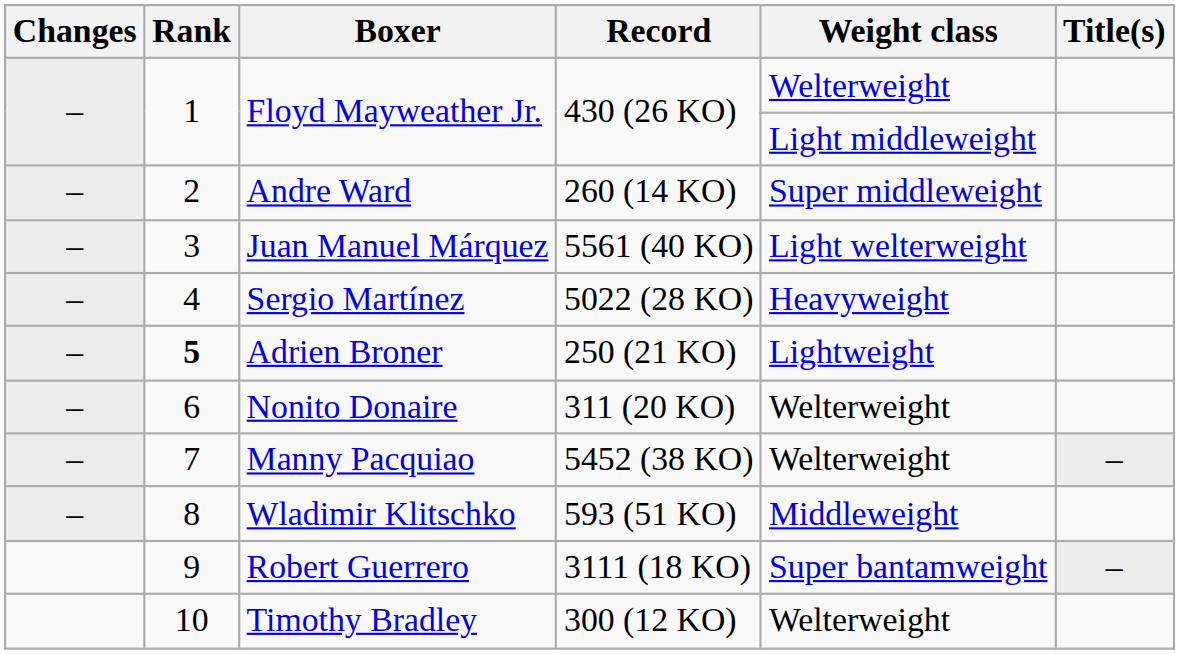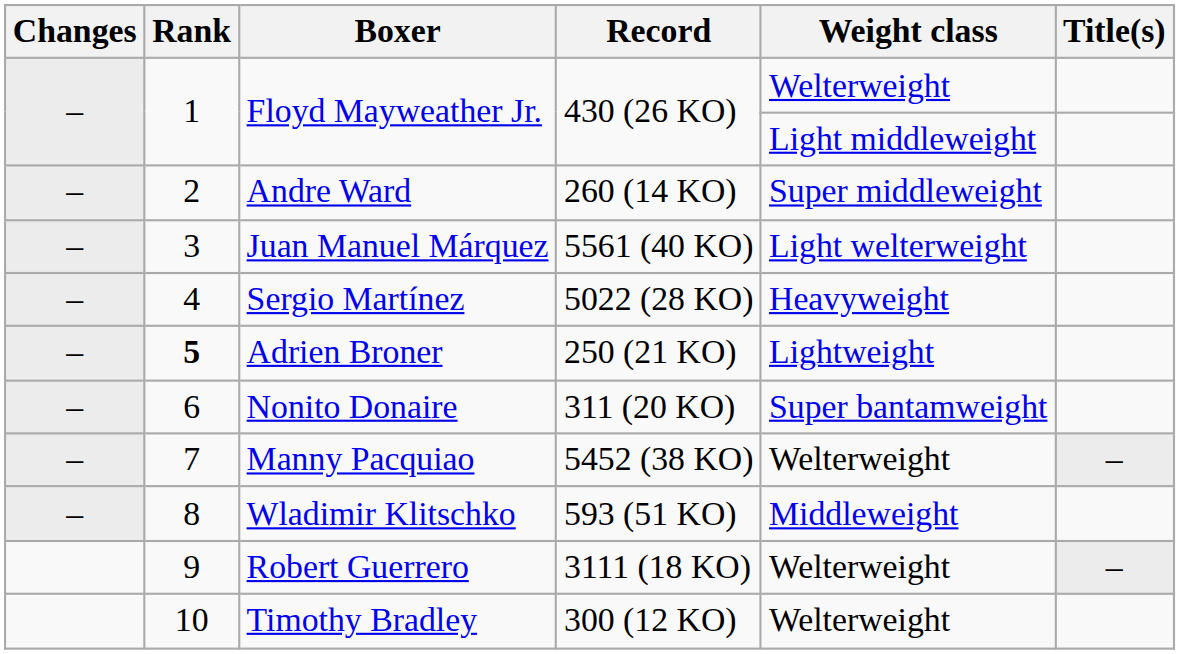(860, 406) Welterweight -> (908, 406) Super bantamweight
(908, 566) Super bantamweight -> (860, 566) Welterweight
